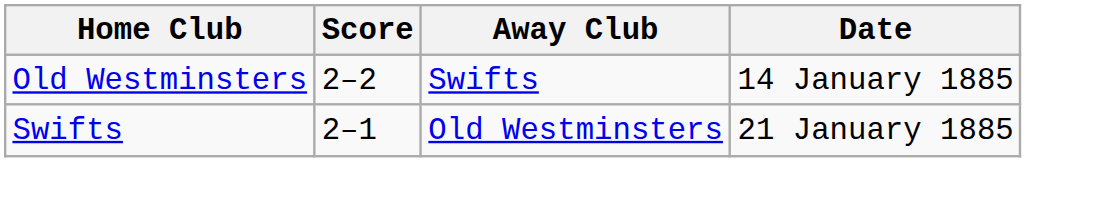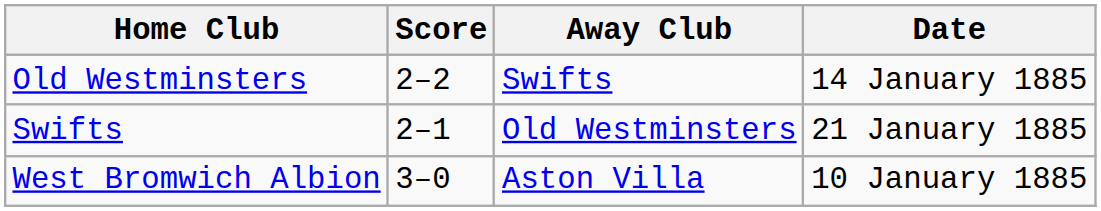+ row: (197, 180)
